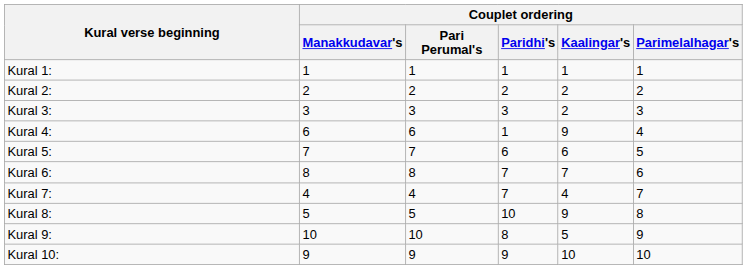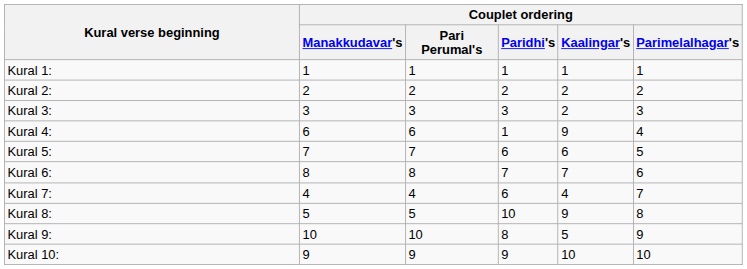(505, 193) 7 -> (505, 193) 6
